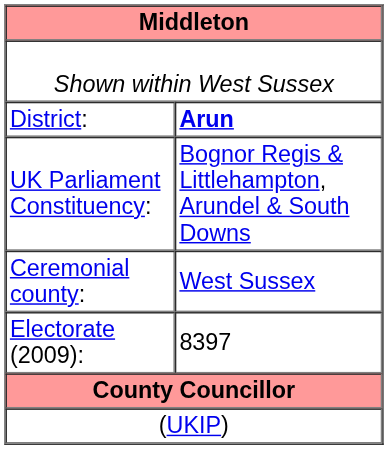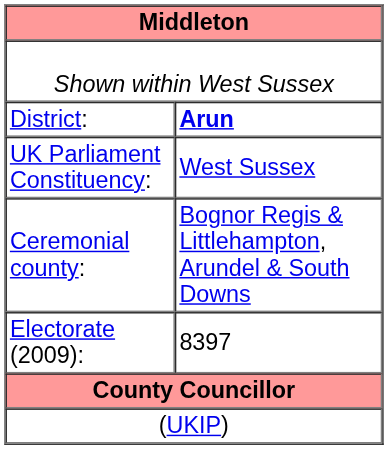(264, 193) Bognor Regis & Littlehampton, Arundel & South Downs -> (247, 167) West Sussex
(247, 281) West Sussex -> (264, 254) Bognor Regis & Littlehampton, Arundel & South Downs
